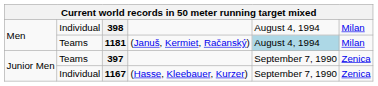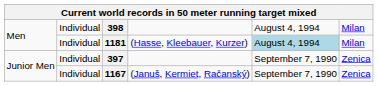(74, 43) Teams -> (80, 43) Individual
(190, 43) (Januš, Kermiet, Račanský) -> (189, 43) (Hasse, Kleebauer, Kurzer)
(74, 58) Teams -> (80, 58) Individual
(189, 74) (Hasse, Kleebauer, Kurzer) -> (190, 74) (Januš, Kermiet, Račanský)
